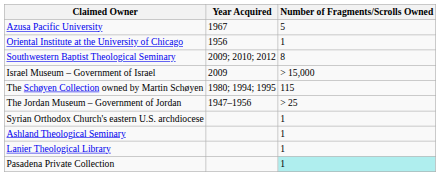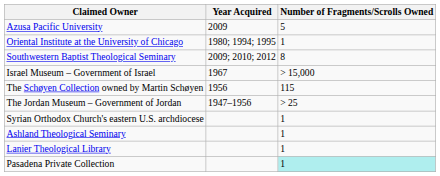(218, 27) 1967 -> (218, 27) 2009
(218, 42) 1956 -> (242, 42) 1980; 1994; 1995
(218, 73) 2009 -> (218, 73) 1967
(242, 88) 1980; 1994; 1995 -> (218, 88) 1956
